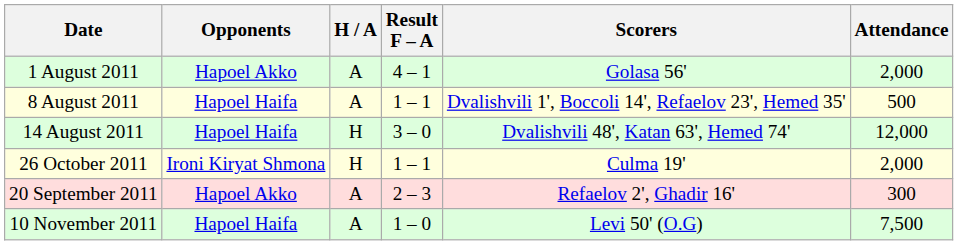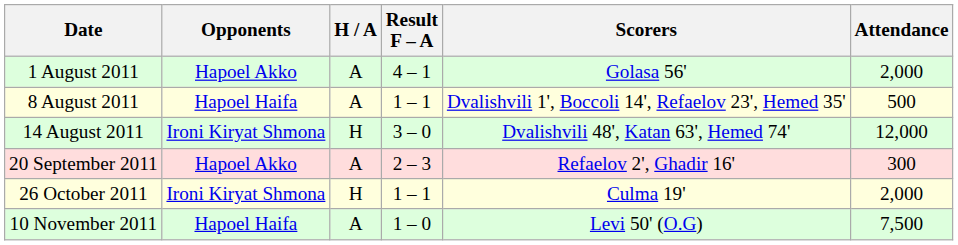(246, 132) Hapoel Haifa -> (246, 132) Ironi Kiryat Shmona
rows swapped: (83, 193) <-> (83, 163)
